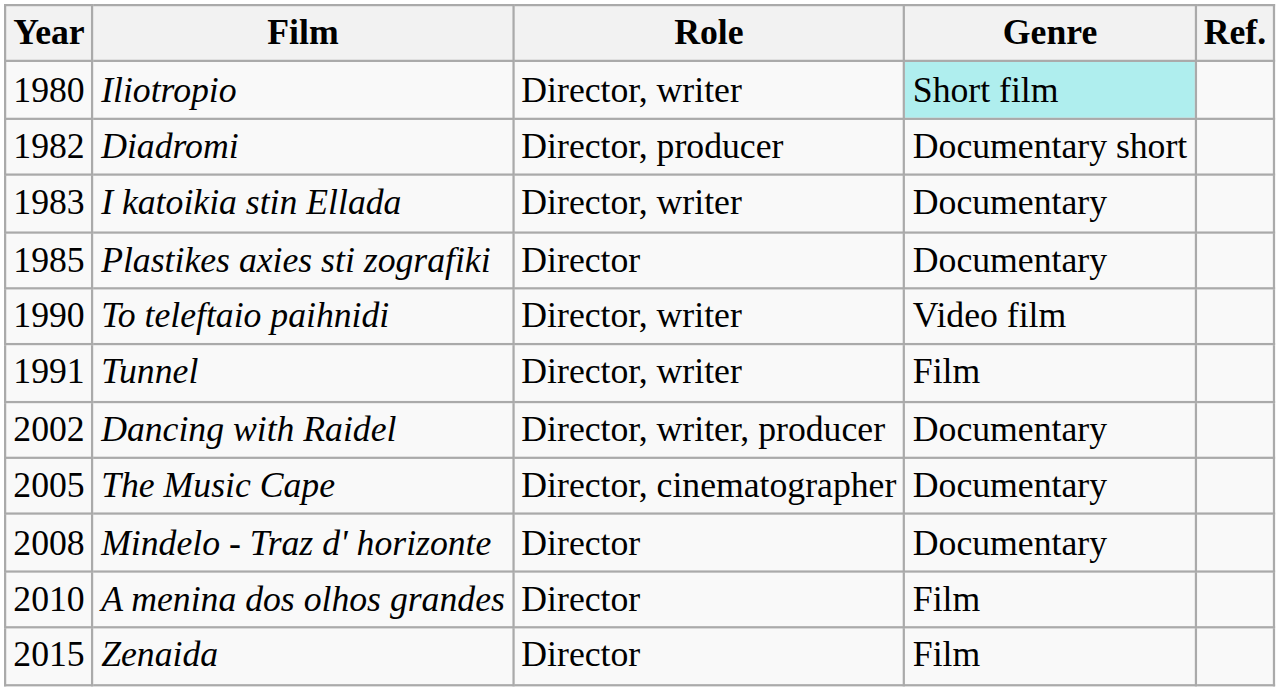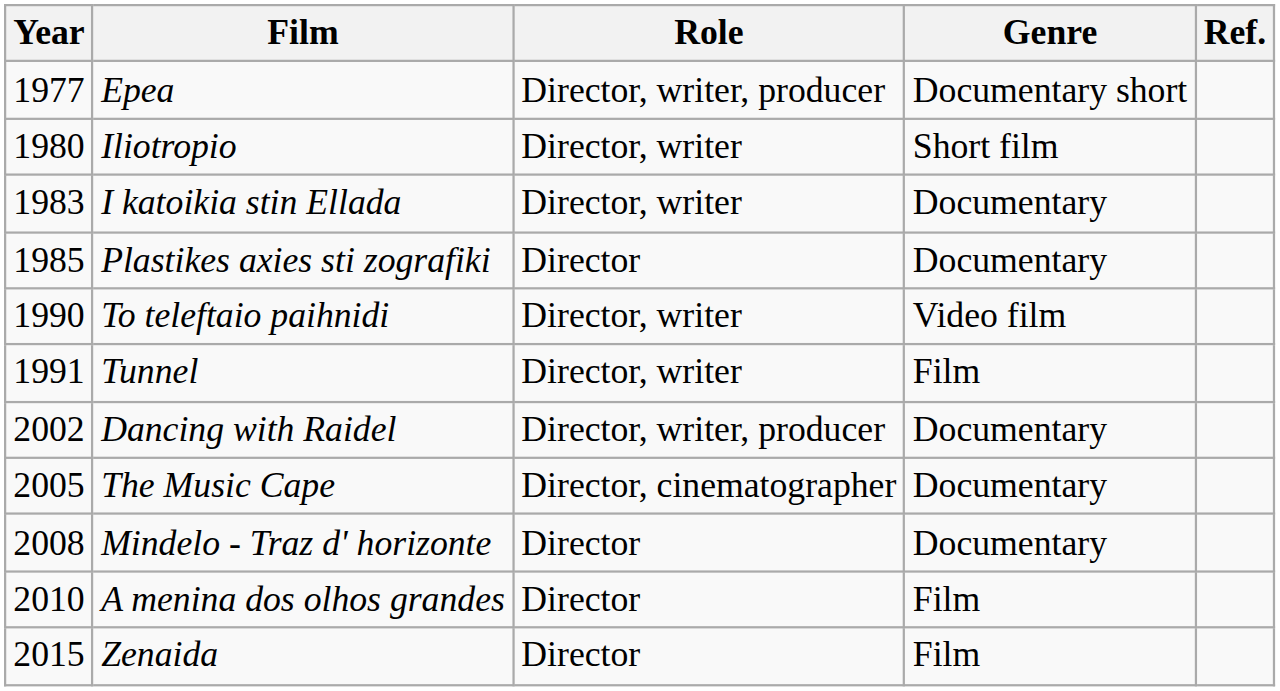+ row: (138, 89)
(986, 89) paleturquoise background -> (986, 145) no background
- row: (170, 145)
